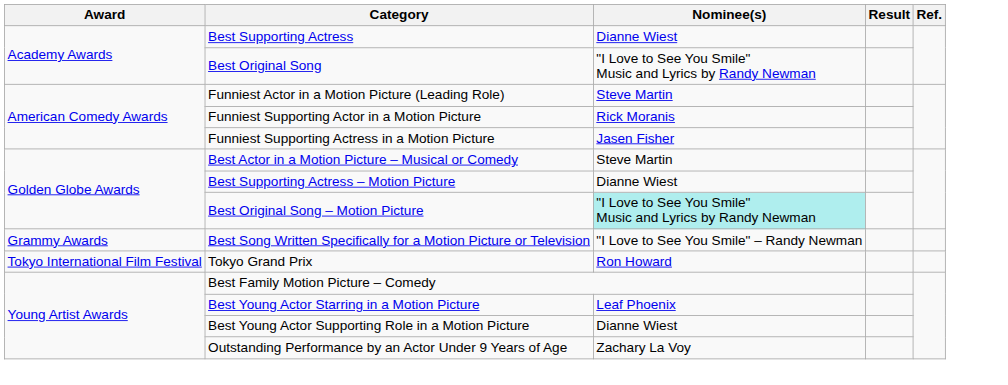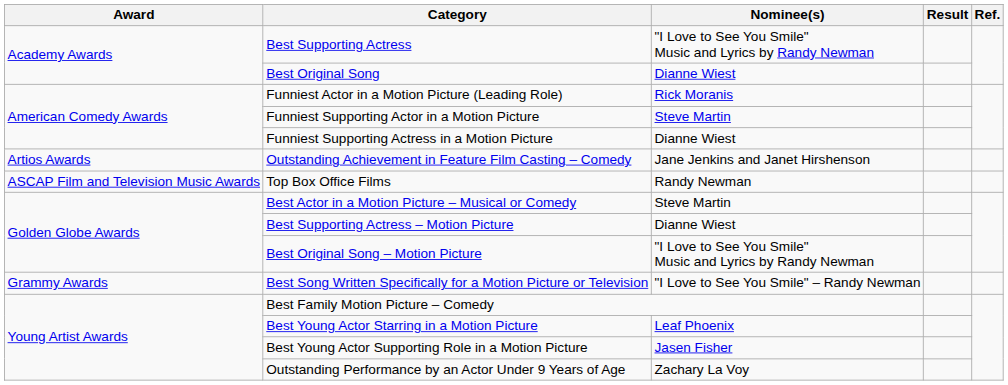(637, 36) Dianne Wiest -> (764, 44) "I Love to See You Smile" Music and Lyrics by Randy Newman
(706, 66) "I Love to See You Smile" Music and Lyrics by Randy Newman -> (695, 73) Dianne Wiest
(635, 95) Steve Martin -> (694, 95) Rick Moranis
(636, 116) Rick Moranis -> (693, 116) Steve Martin
(635, 138) Jasen Fisher -> (695, 138) Dianne Wiest
+ row: (449, 159)
+ row: (329, 181)
(706, 210) paleturquoise background -> (764, 253) no background
- row: (260, 261)
(637, 326) Dianne Wiest -> (693, 347) Jasen Fisher
